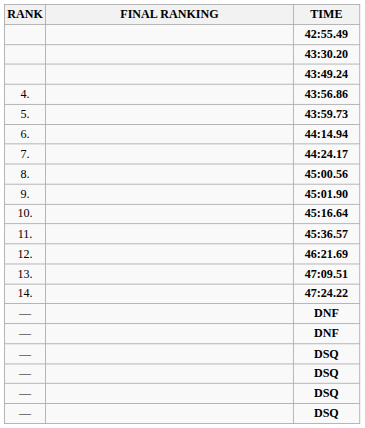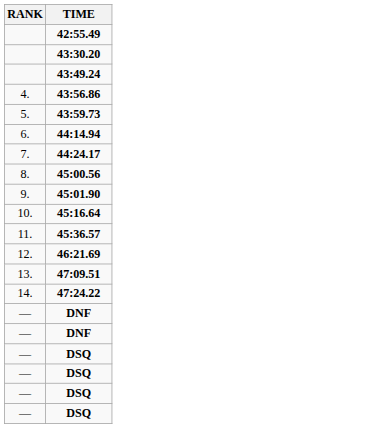- column: (169, 14)
